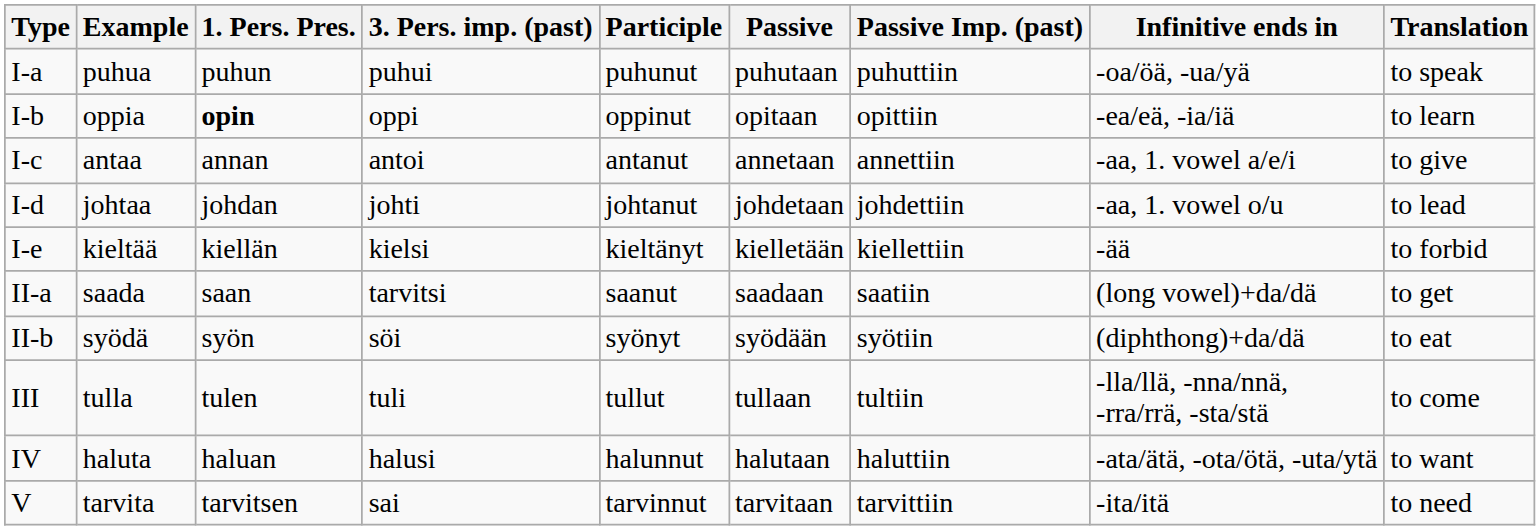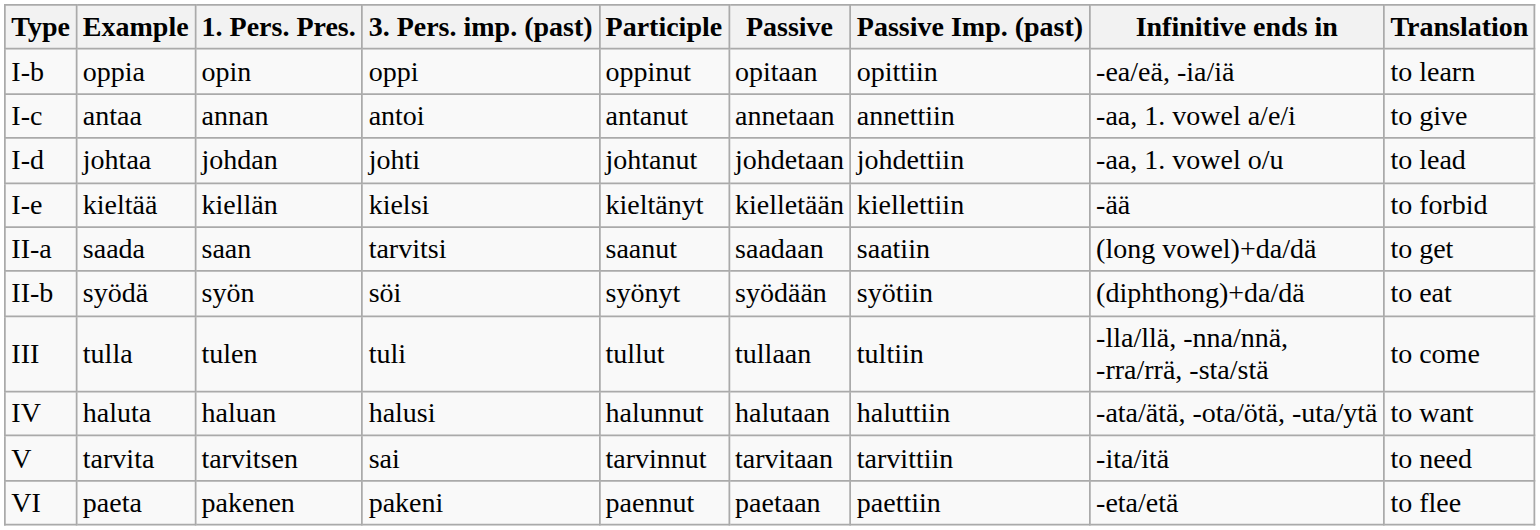- row: (27, 71)
(228, 115) bold -> (226, 71) normal
+ row: (26, 502)
